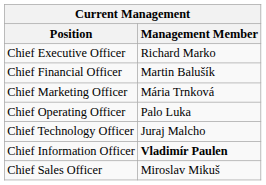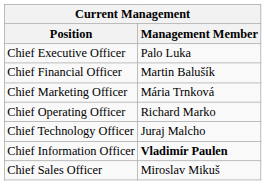(178, 53) Richard Marko -> (166, 53) Palo Luka
(166, 111) Palo Luka -> (178, 111) Richard Marko
